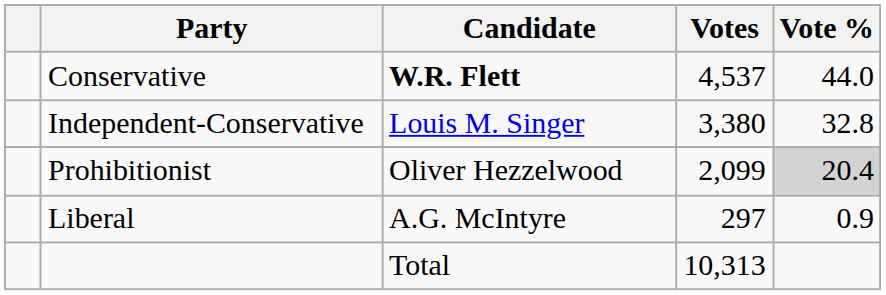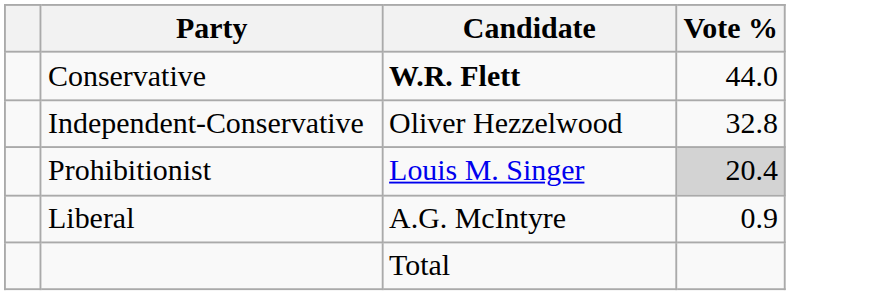- column: (725, 28)
(487, 123) Louis M. Singer -> (506, 123) Oliver Hezzelwood
(506, 170) Oliver Hezzelwood -> (487, 170) Louis M. Singer
